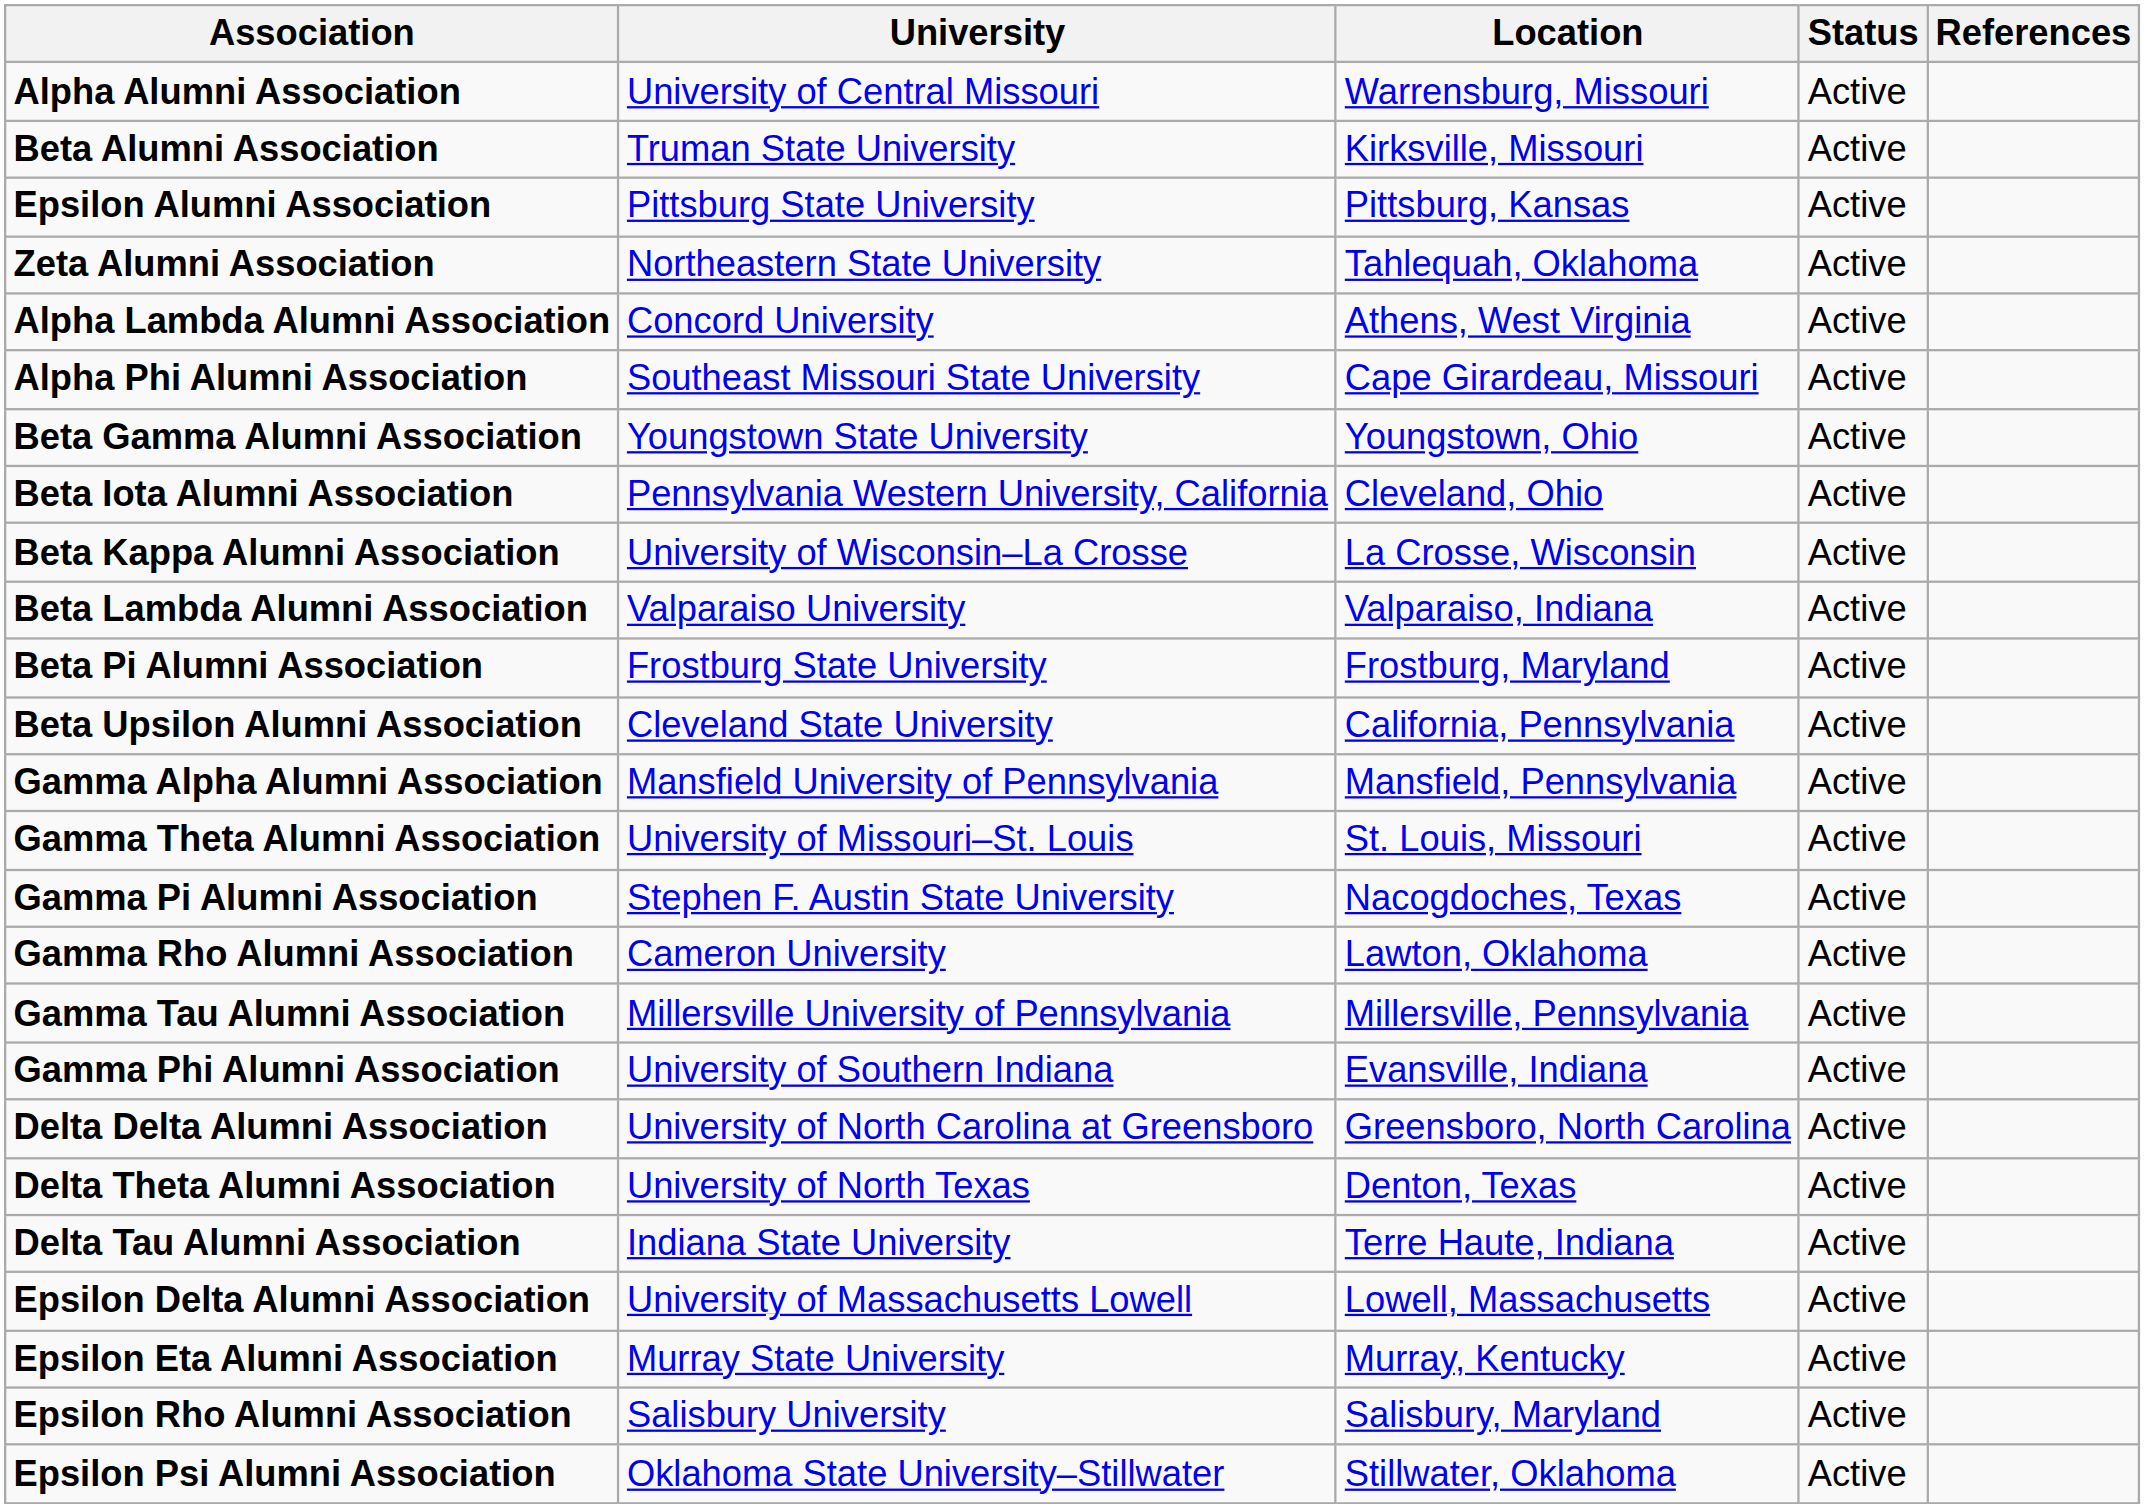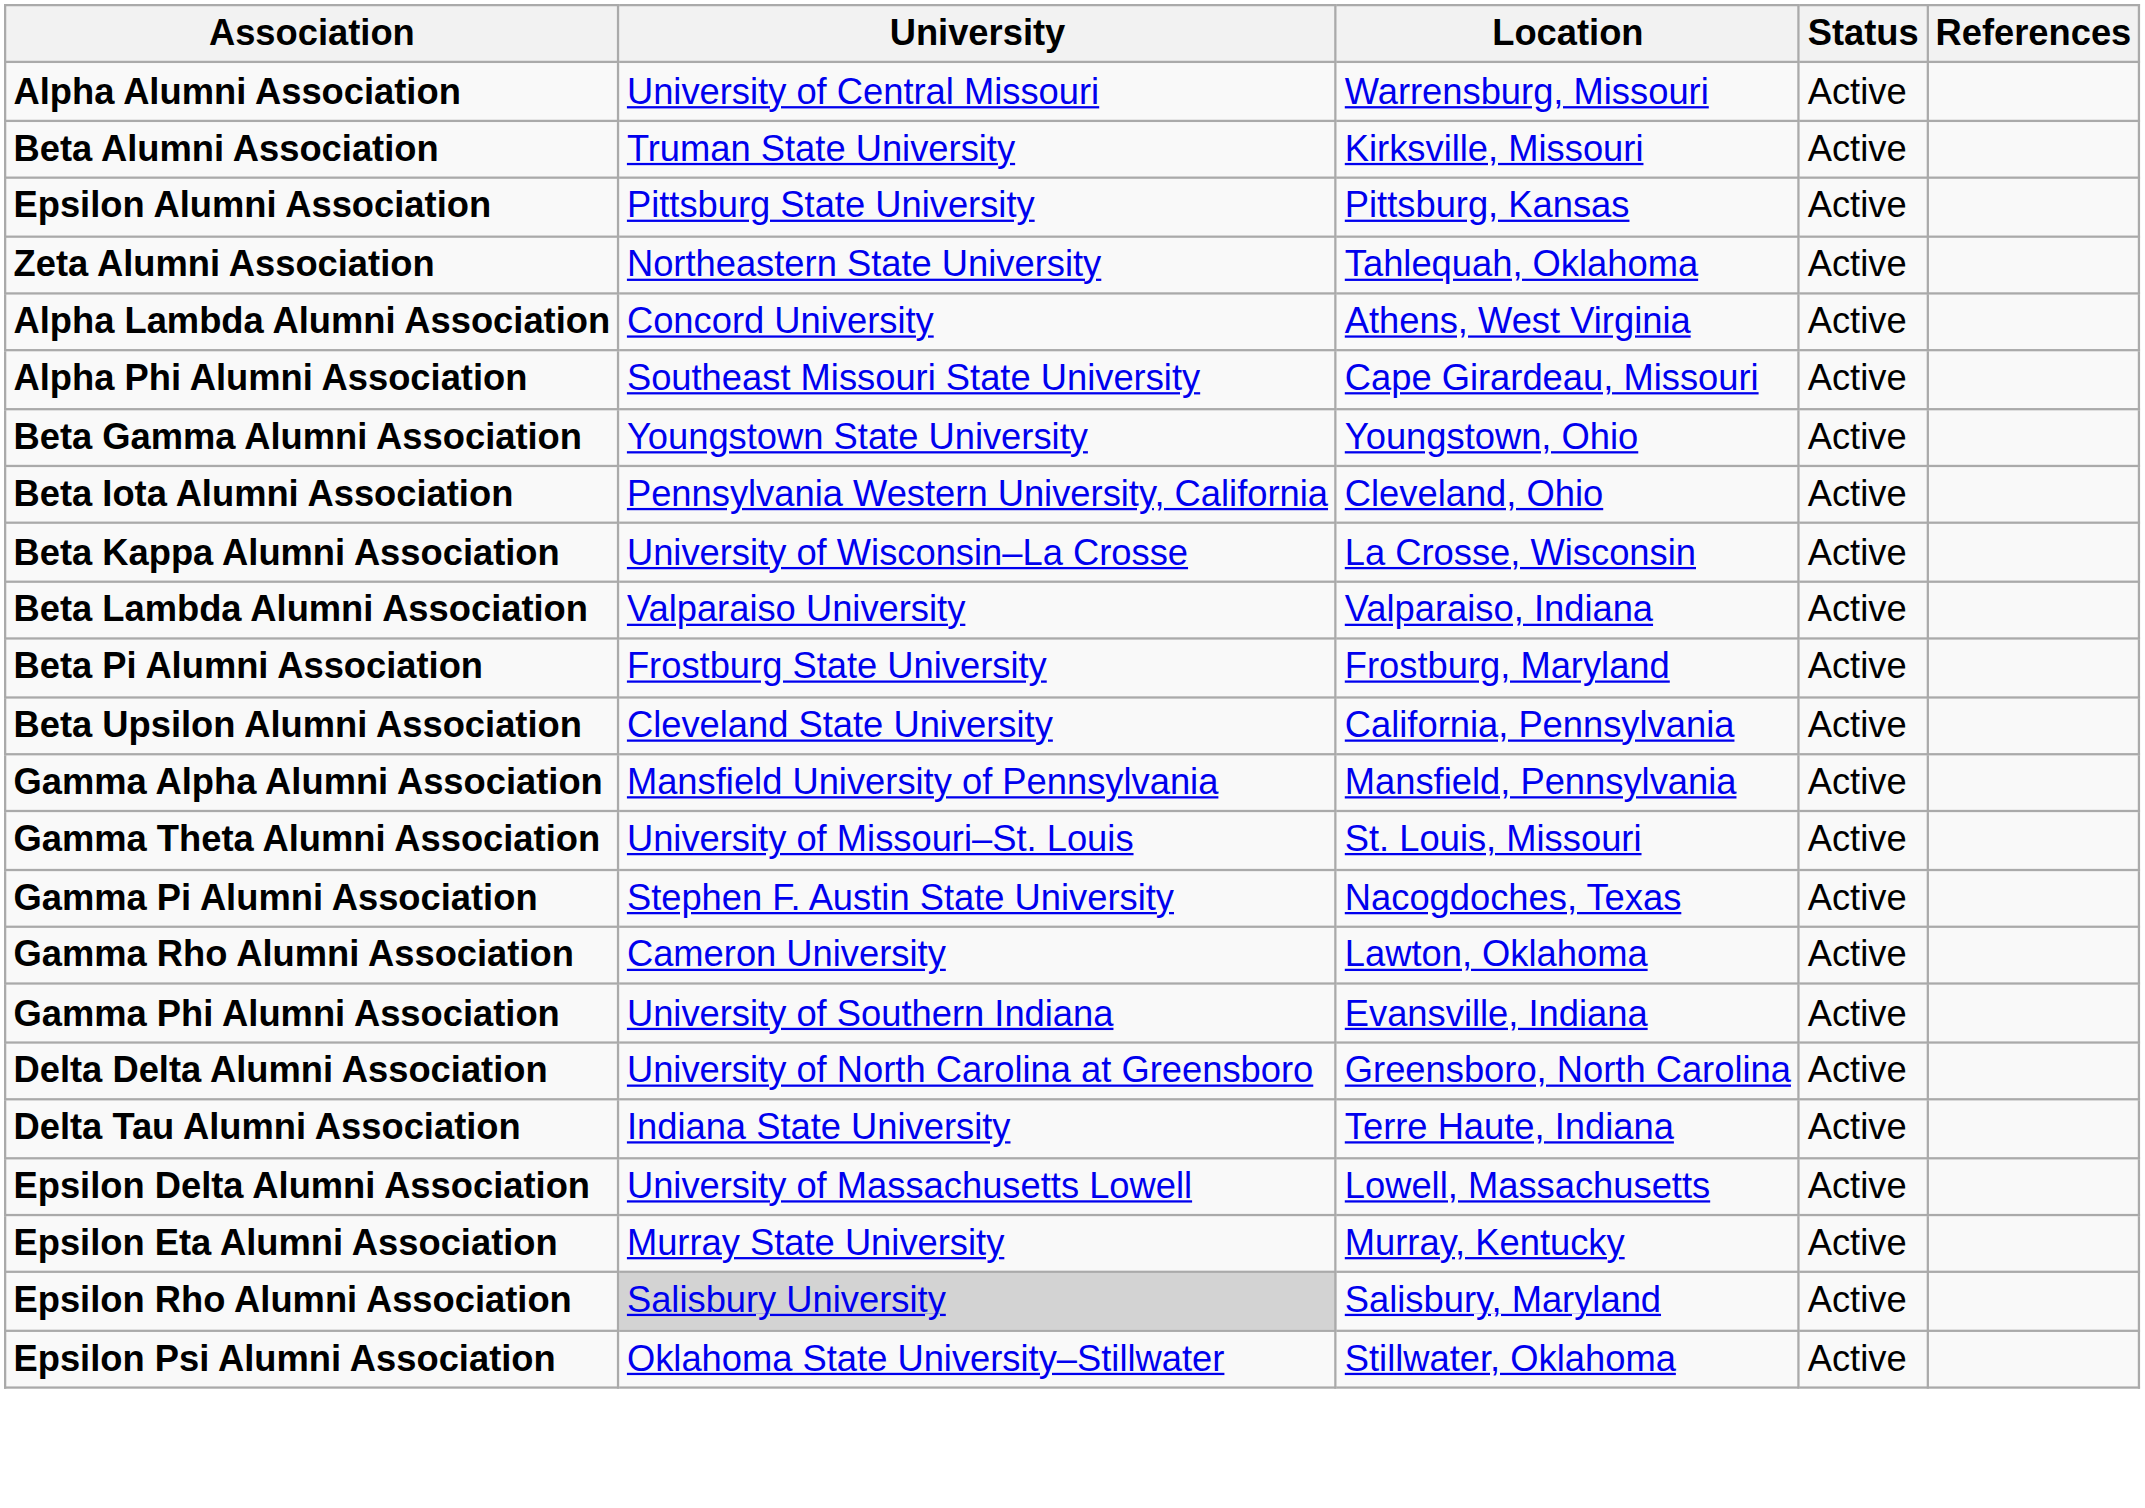- row: (289, 1012)
- row: (285, 1185)
(786, 1415) no background -> (786, 1300) lightgrey background
